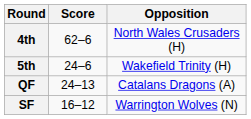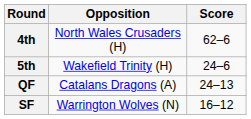columns swapped: (177, 14) <-> (78, 14)
